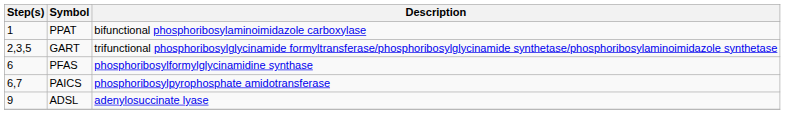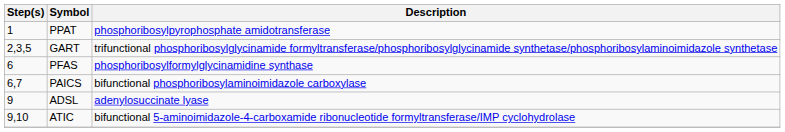(230, 30) bifunctional phosphoribosylaminoimidazole carboxylase -> (212, 30) phosphoribosylpyrophosphate amidotransferase
(212, 83) phosphoribosylpyrophosphate amidotransferase -> (230, 83) bifunctional phosphoribosylaminoimidazole carboxylase
+ row: (62, 118)
